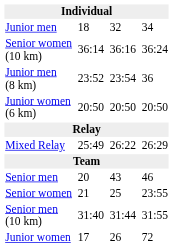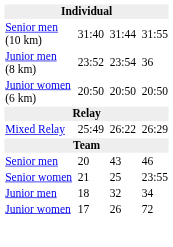rows swapped: (32, 215) <-> (31, 27)
- row: (39, 49)
